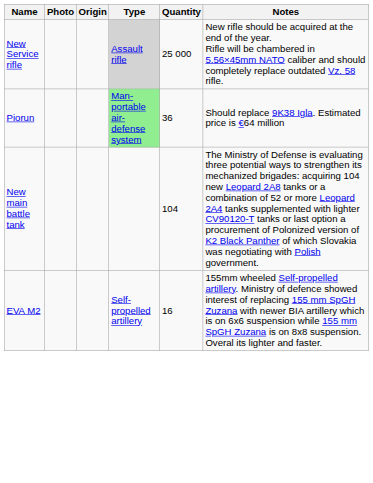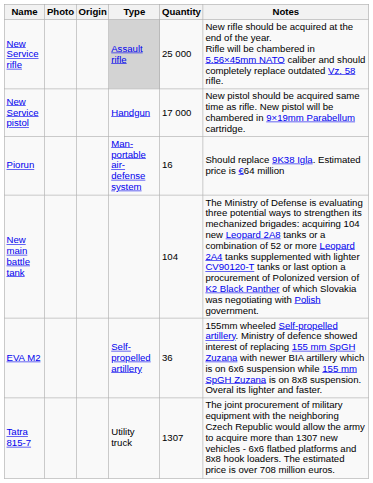+ row: (23, 112)
(129, 118) lightgreen background -> (129, 165) no background
(167, 118) 36 -> (167, 165) 16
(167, 310) 16 -> (167, 358) 36
+ row: (19, 438)
